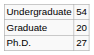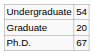(82, 43) 27 -> (82, 43) 67
